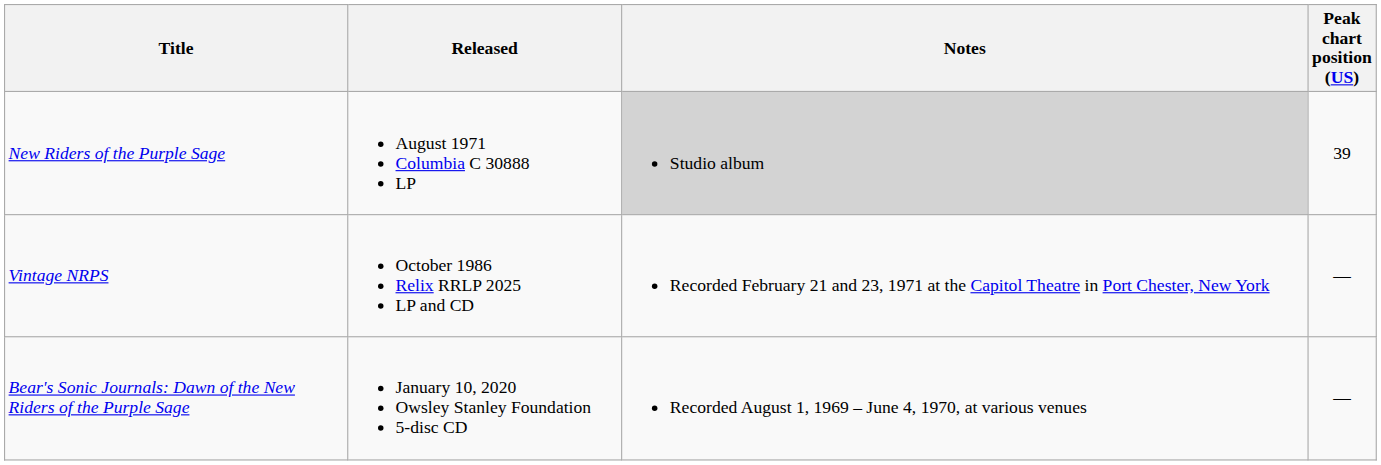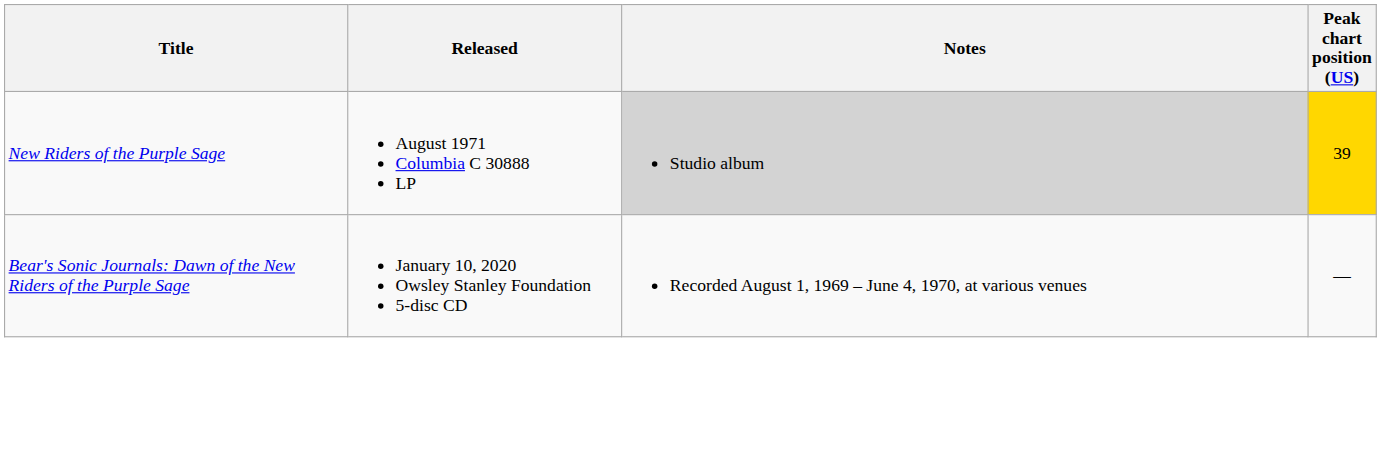(1342, 153) no background -> (1342, 153) gold background
- row: (59, 275)
